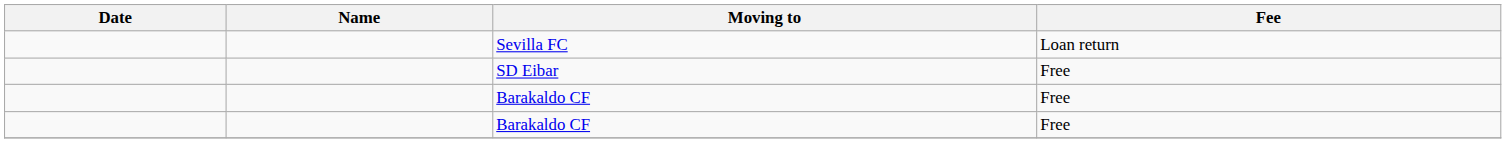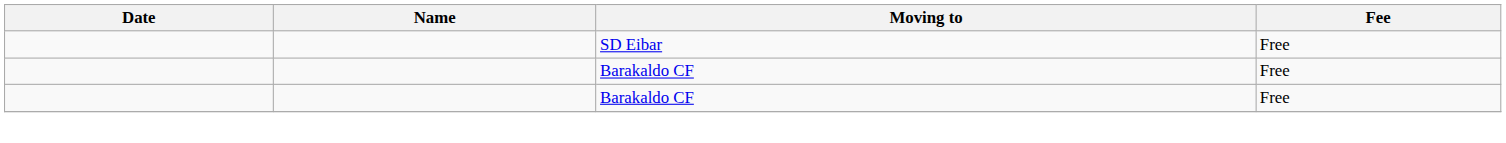- row: (532, 44)
